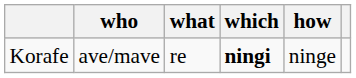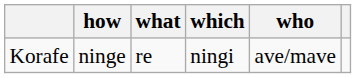columns swapped: (119, 21) <-> (312, 21)
(248, 55) bold -> (212, 55) normal
